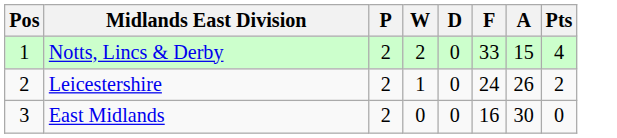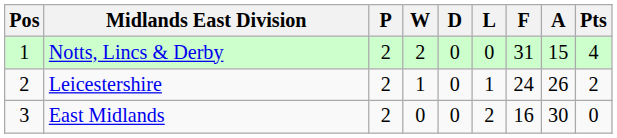+ column: (489, 20)
(489, 52) 33 -> (524, 52) 31
